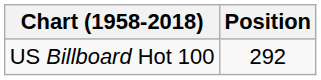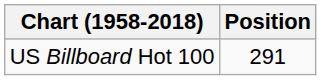(268, 56) 292 -> (268, 56) 291
